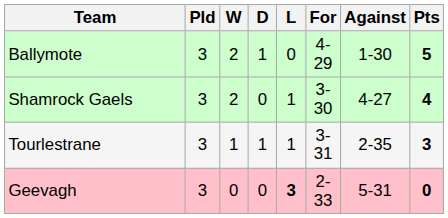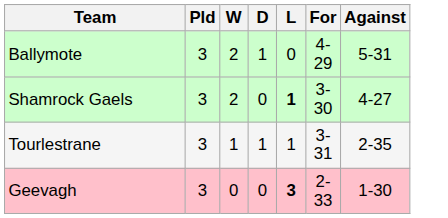- column: (427, 17)
(375, 53) 1-30 -> (375, 53) 5-31
(291, 99) normal -> (291, 99) bold
(375, 190) 5-31 -> (375, 190) 1-30
